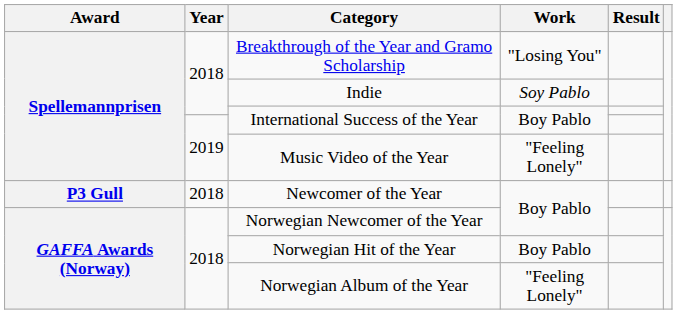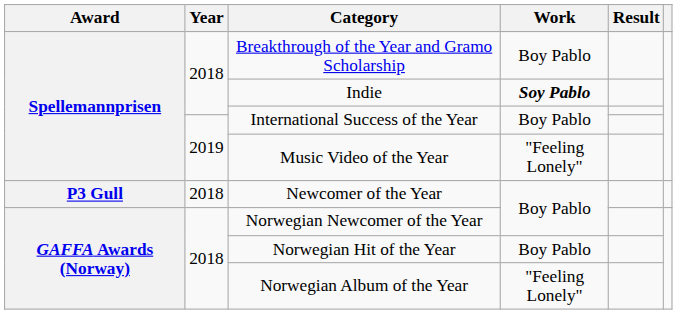(555, 55) "Losing You" -> (555, 55) Boy Pablo
(555, 92) normal -> (555, 92) bold
